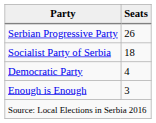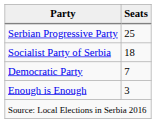(129, 33) 26 -> (129, 33) 25
(127, 71) 4 -> (127, 71) 7
